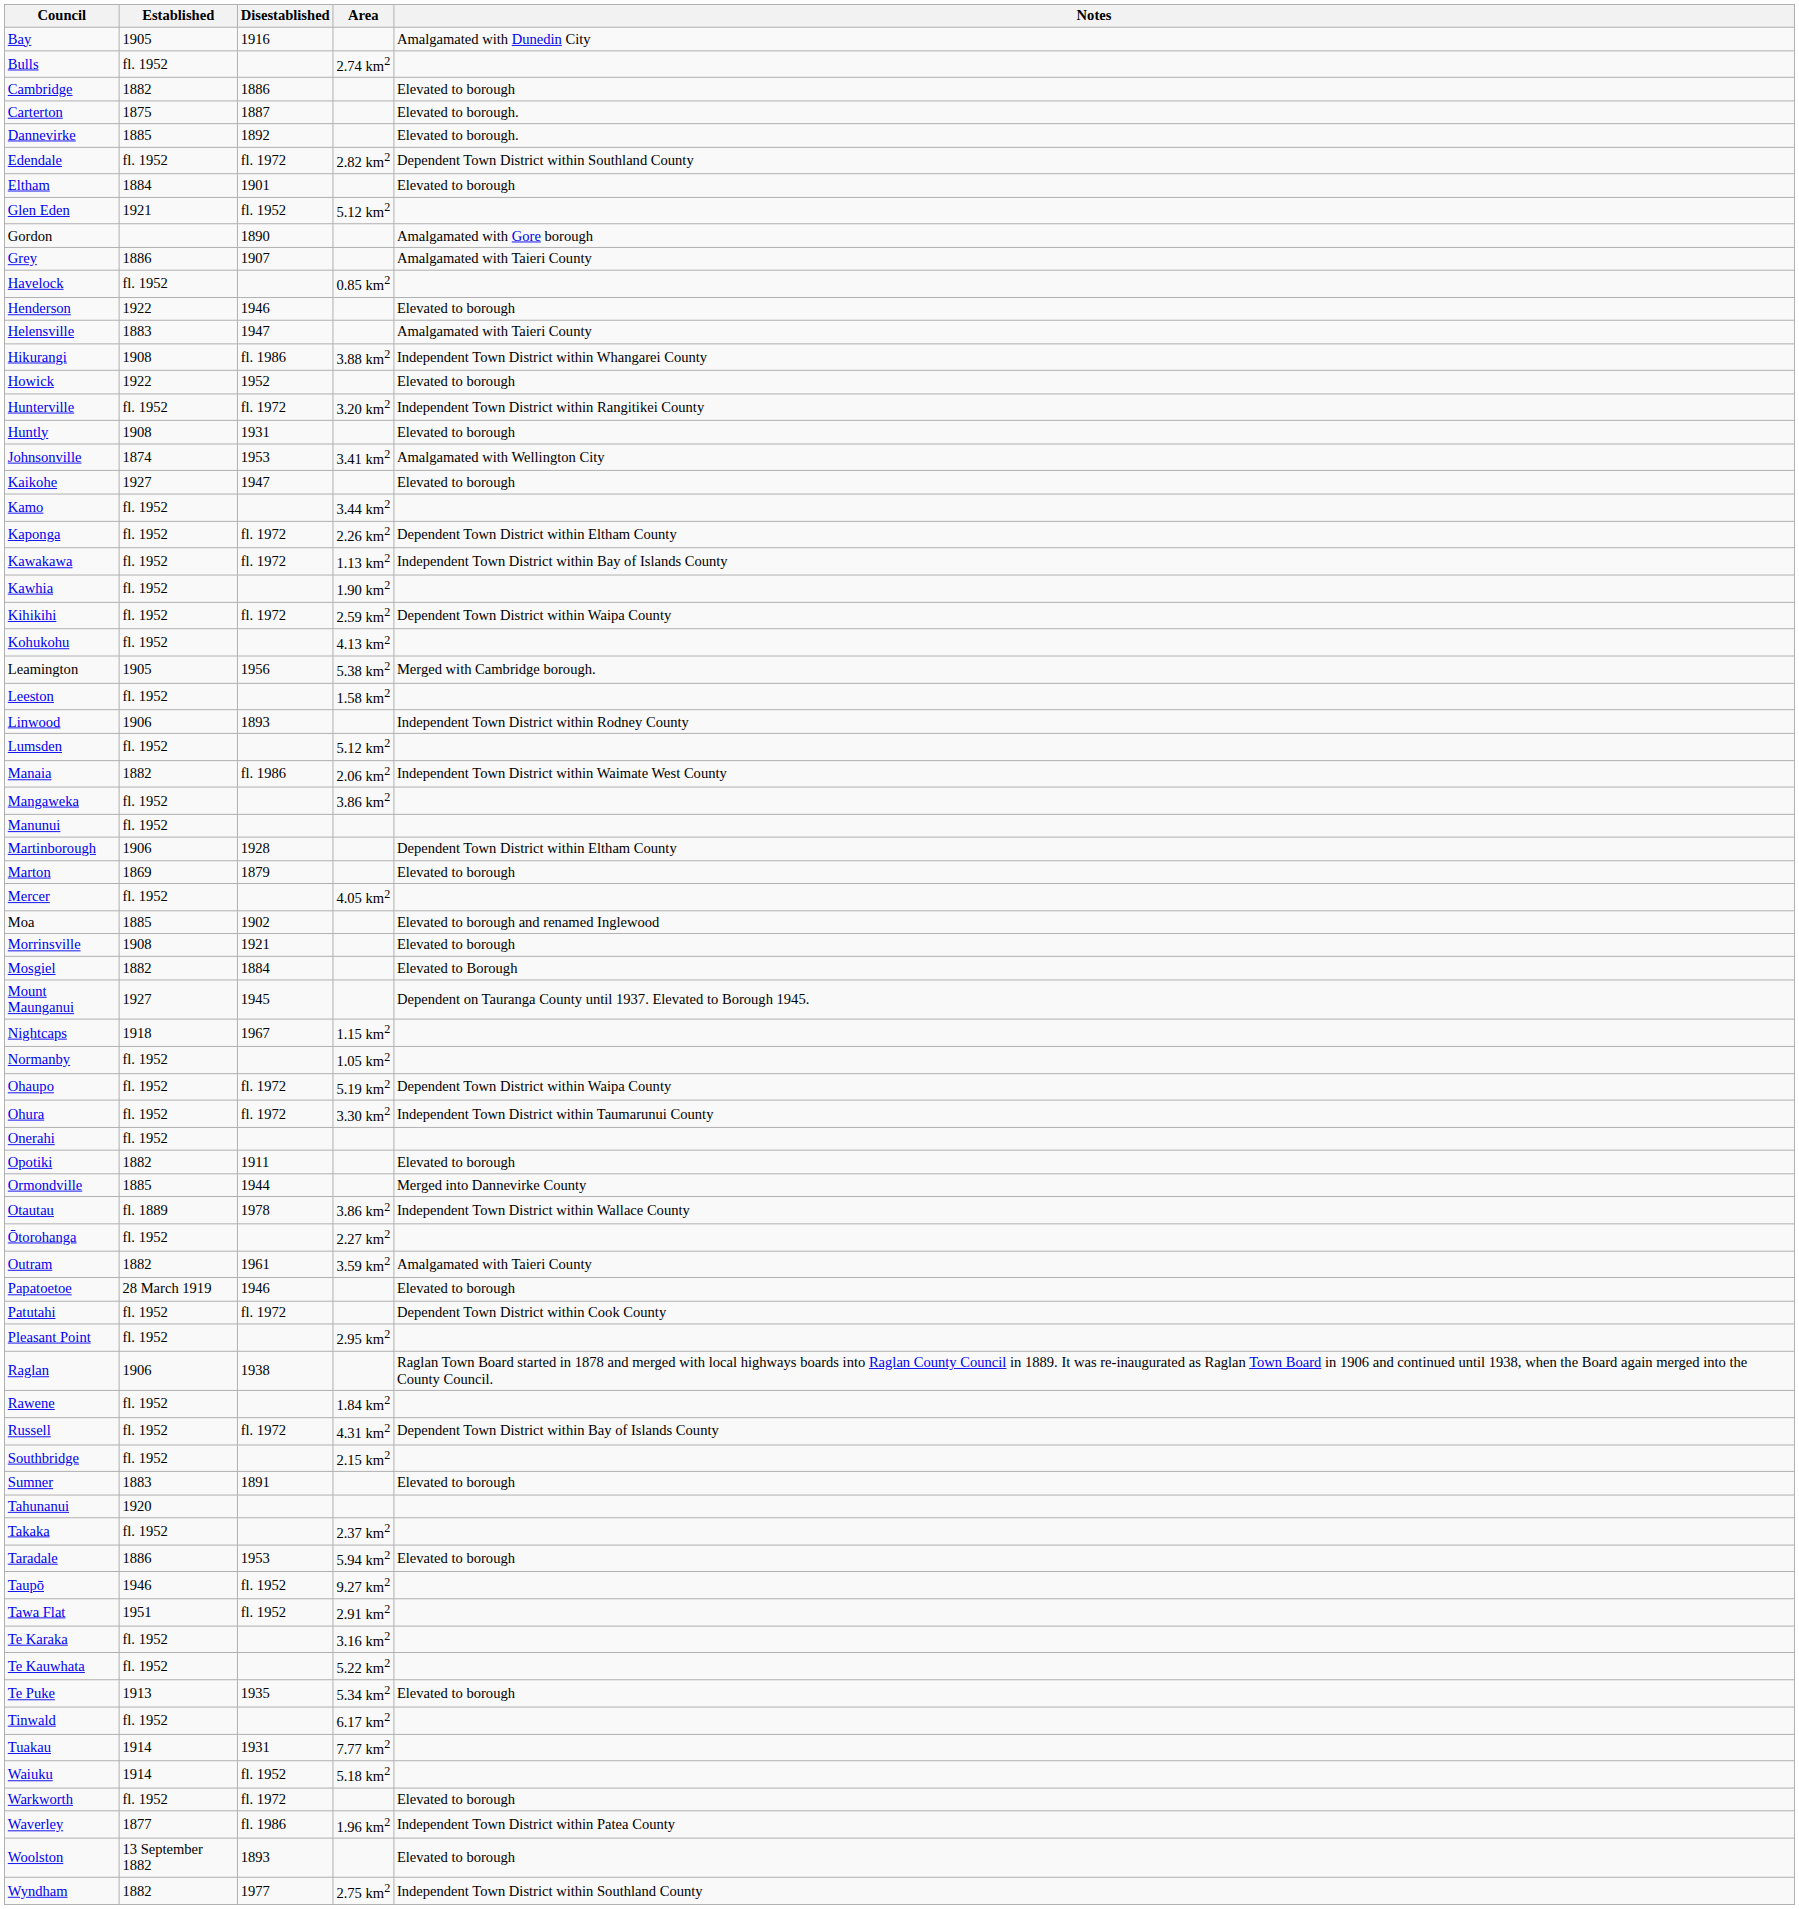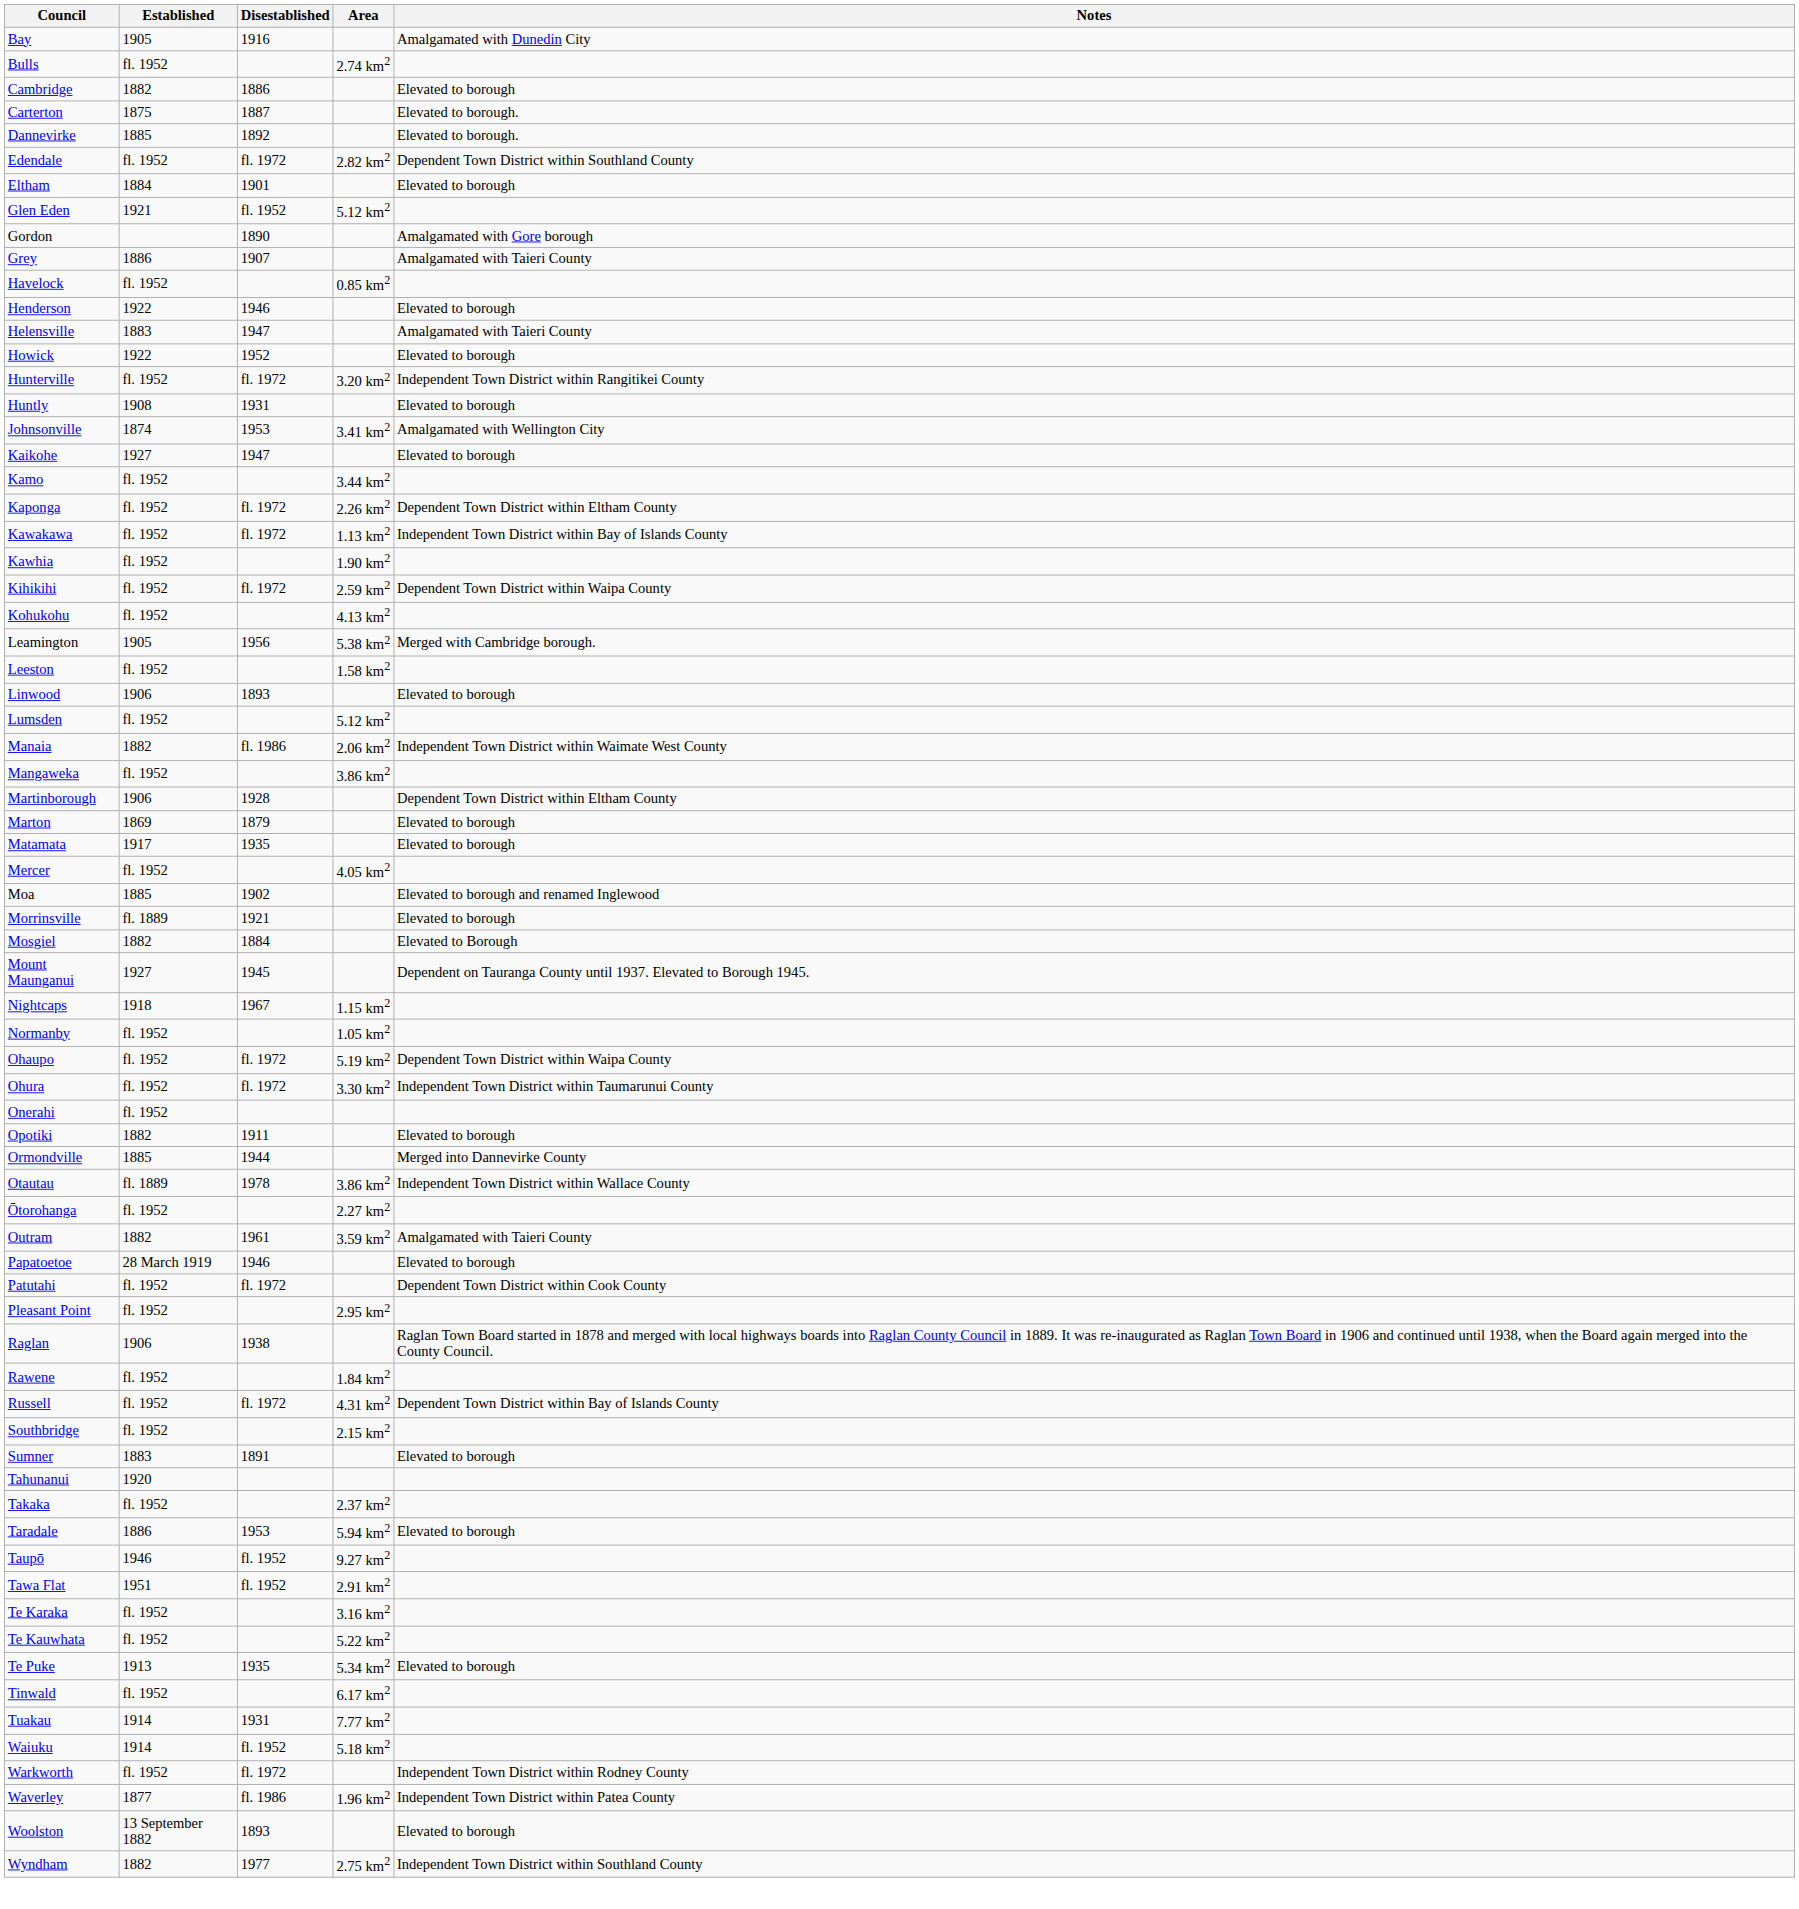- row: (37, 357)
(543, 721) Independent Town District within Rodney County -> (456, 694) Elevated to borough
- row: (34, 825)
+ row: (37, 845)
(137, 945) 1908 -> (145, 918) fl. 1889
(456, 1799) Elevated to borough -> (543, 1772) Independent Town District within Rodney County
